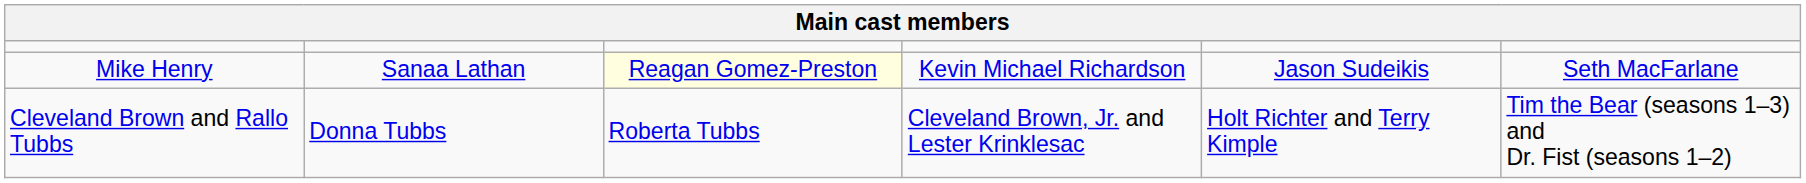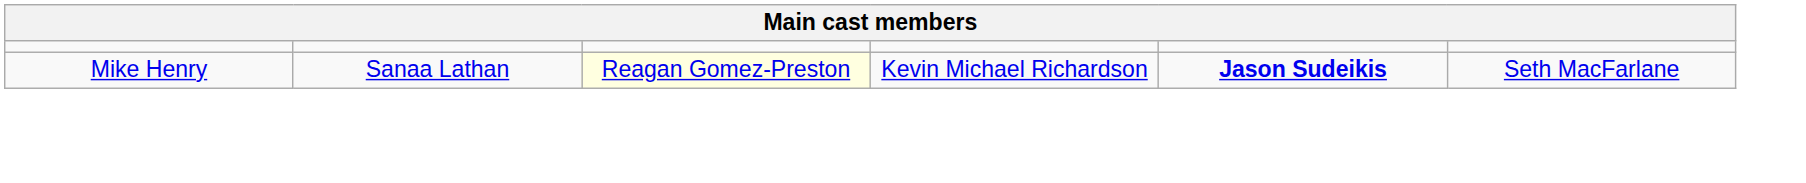(1351, 69) normal -> (1303, 69) bold
- row: (149, 132)
